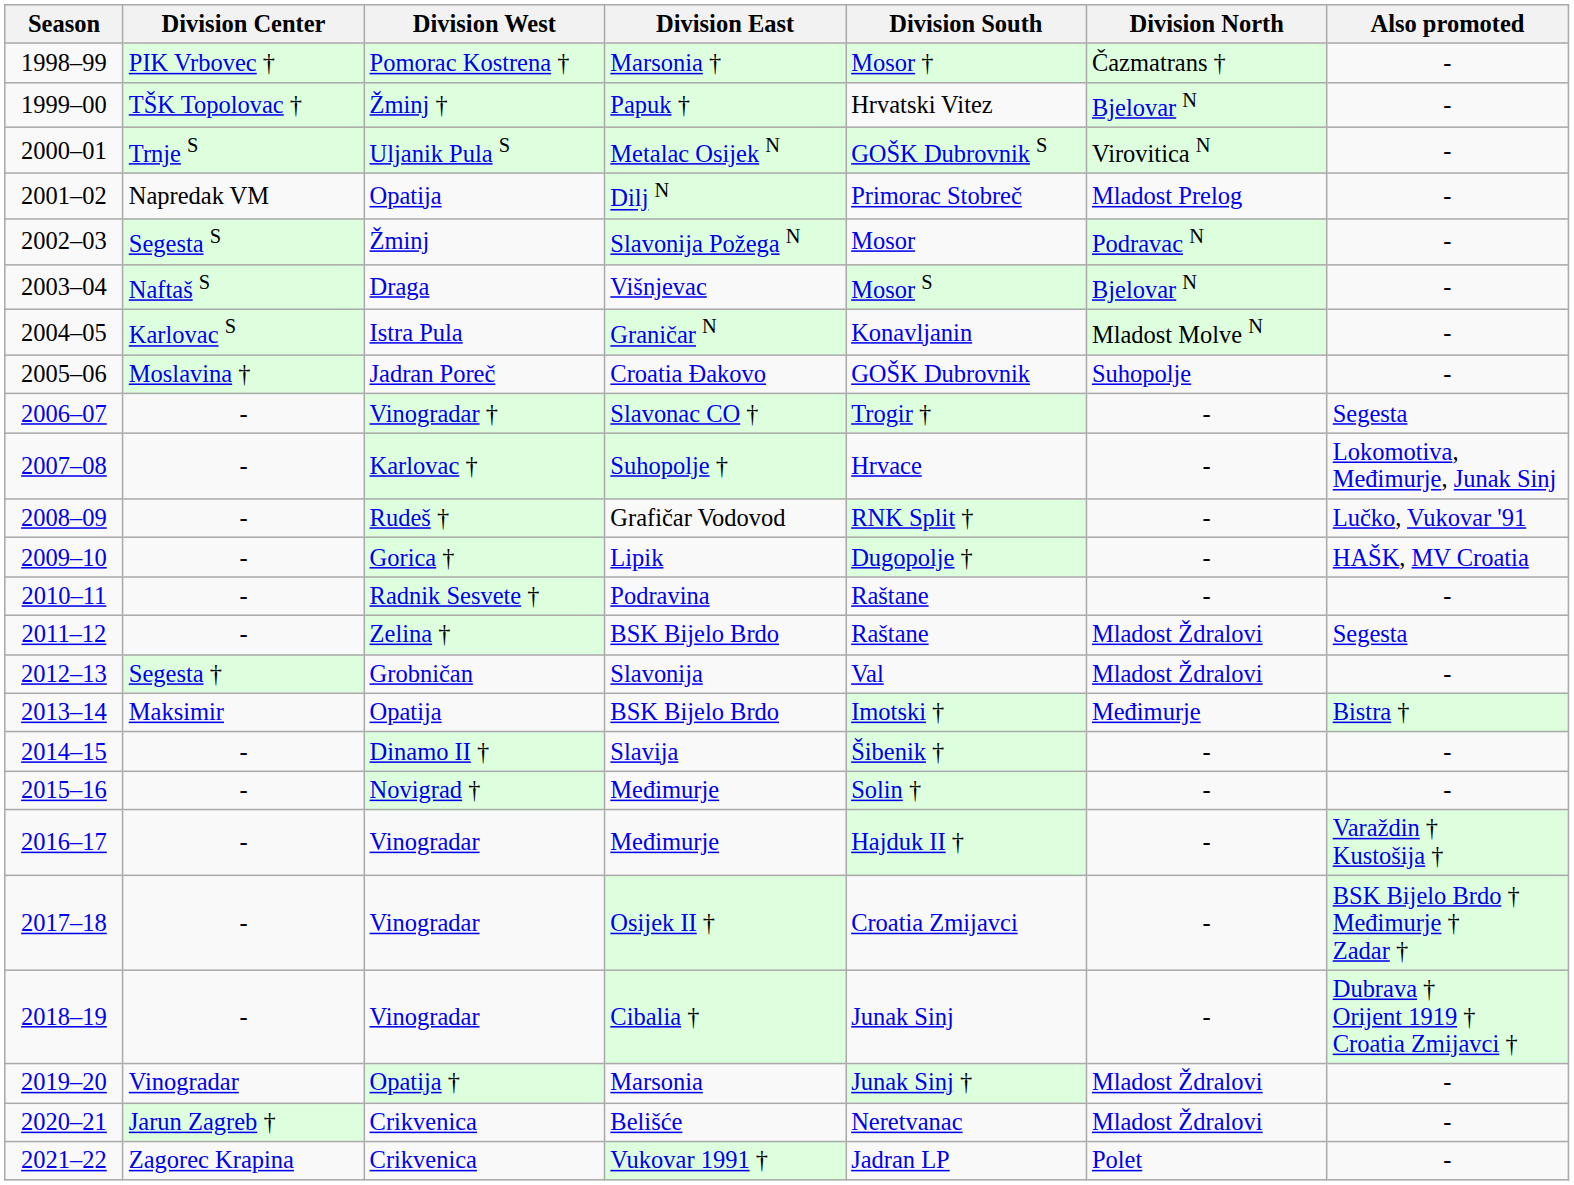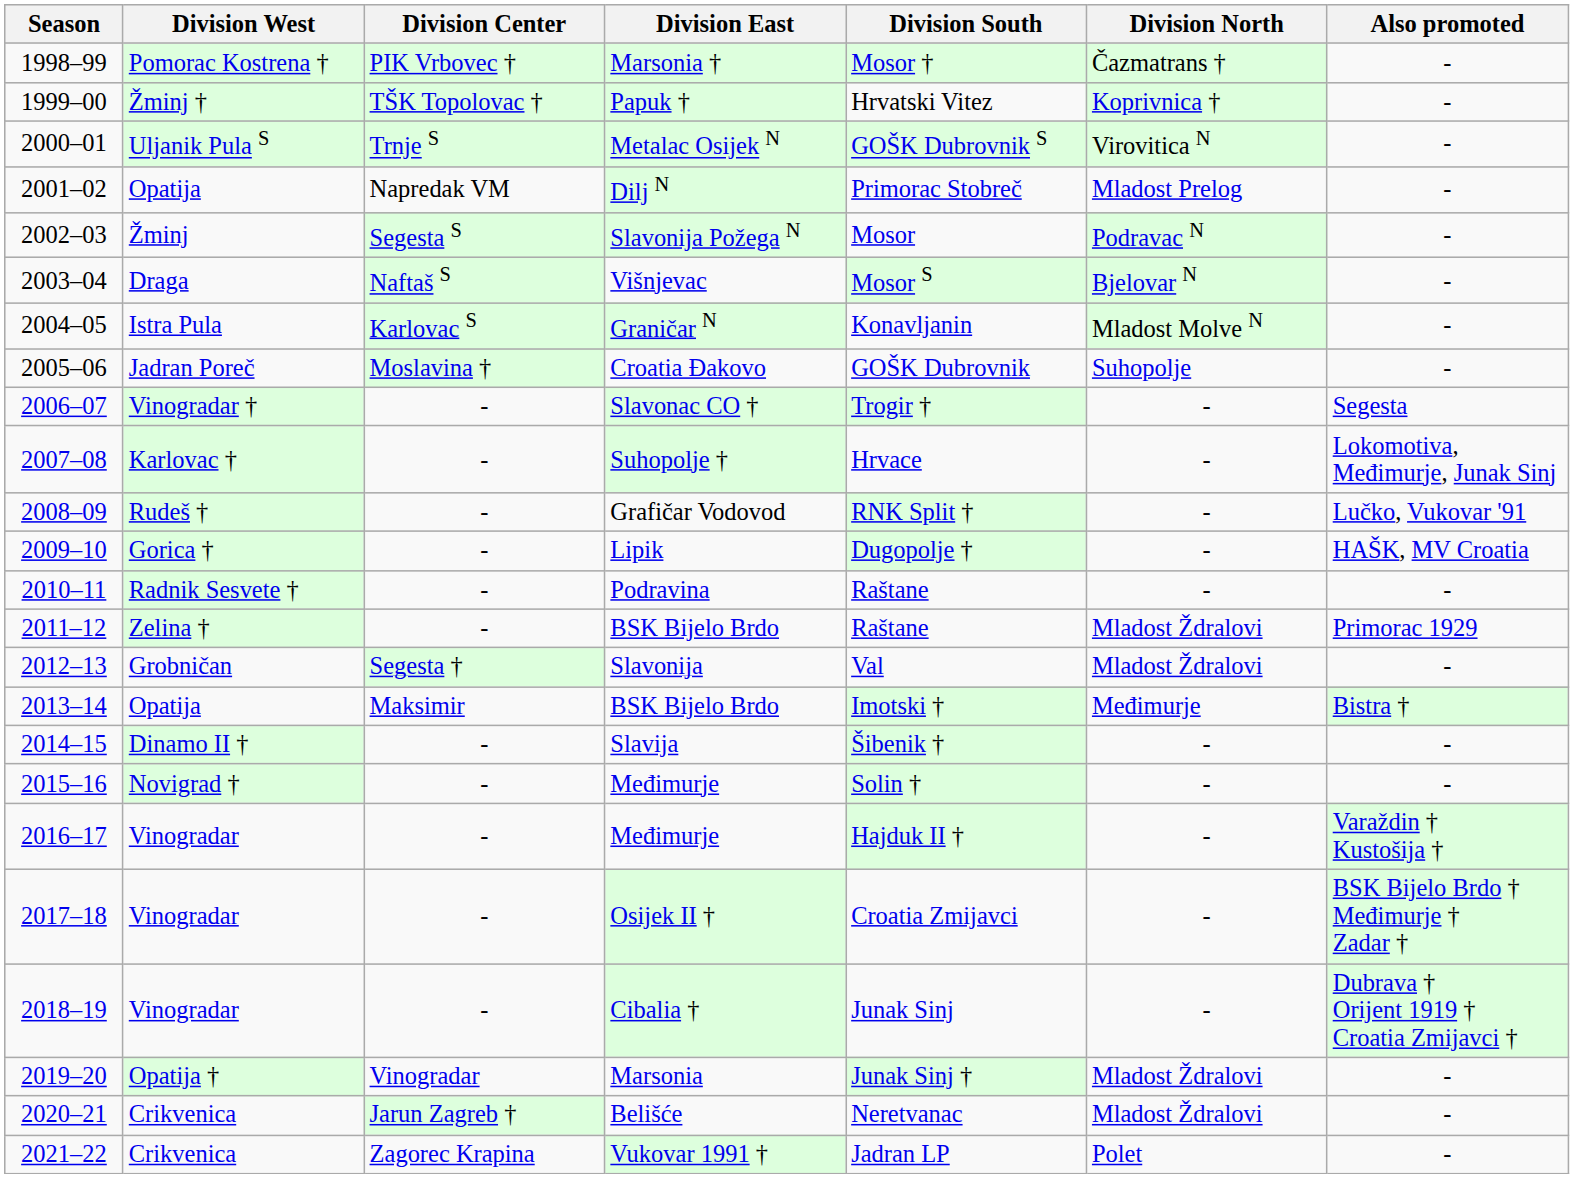columns swapped: (244, 23) <-> (484, 23)
(1145, 104) Bjelovar N -> (1156, 101) Koprivnica †
(1370, 634) Segesta -> (1405, 628) Primorac 1929
